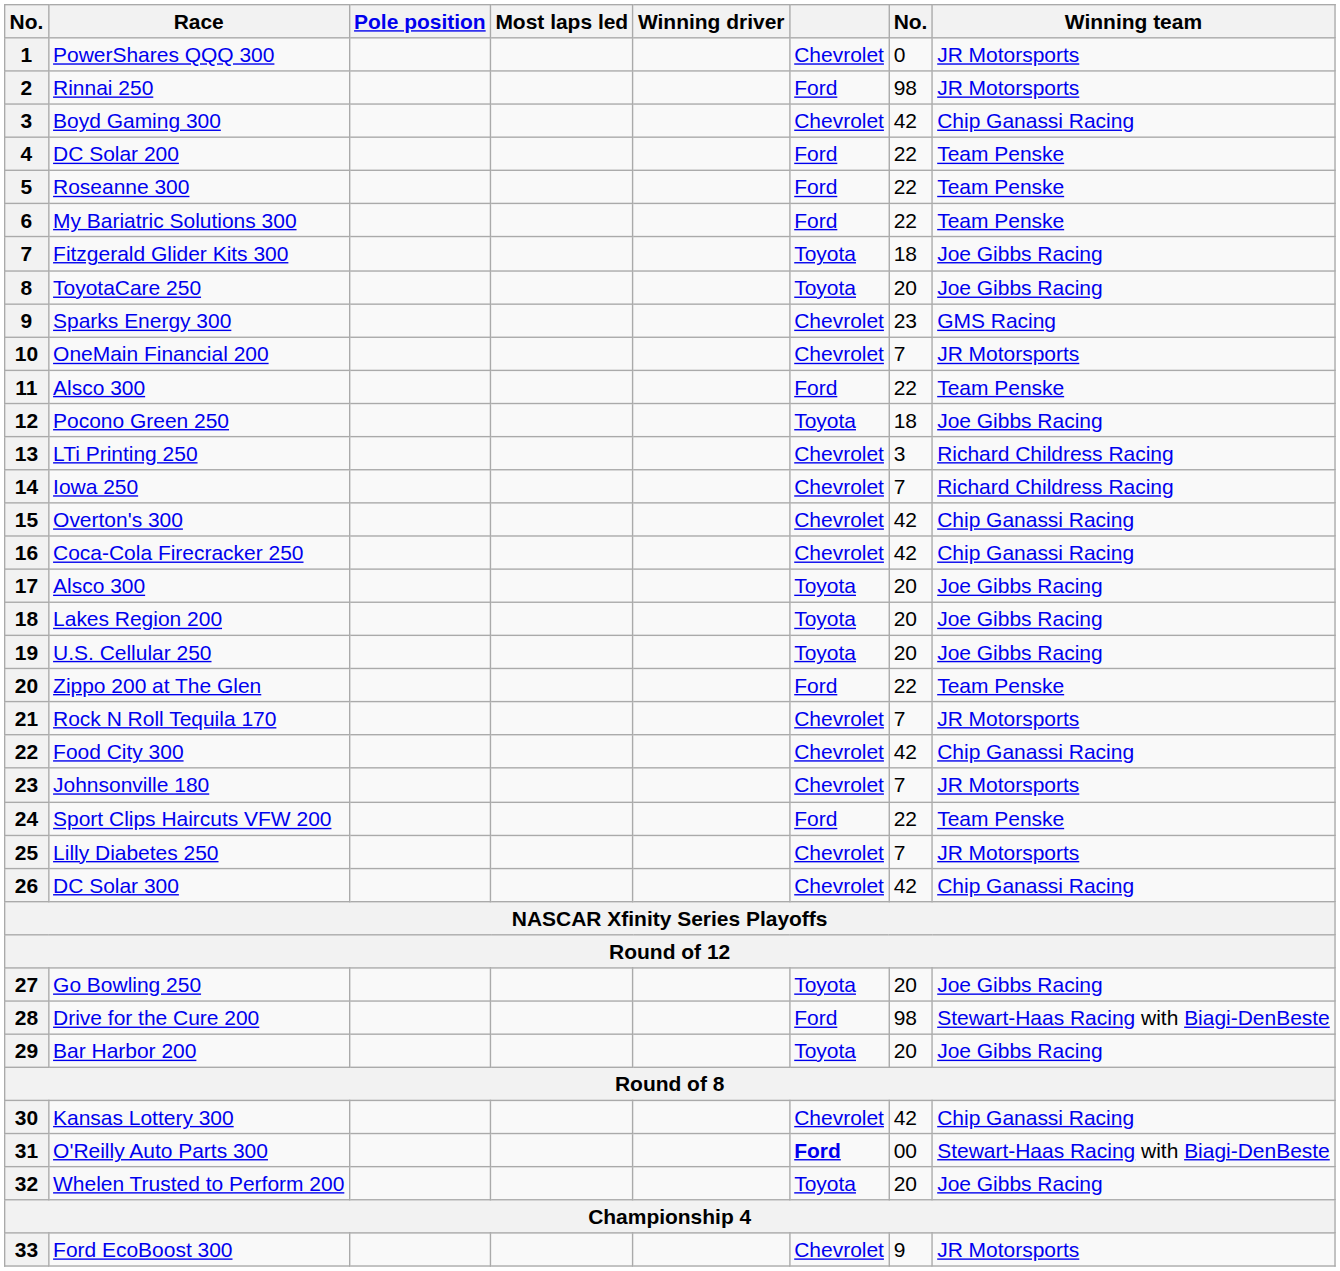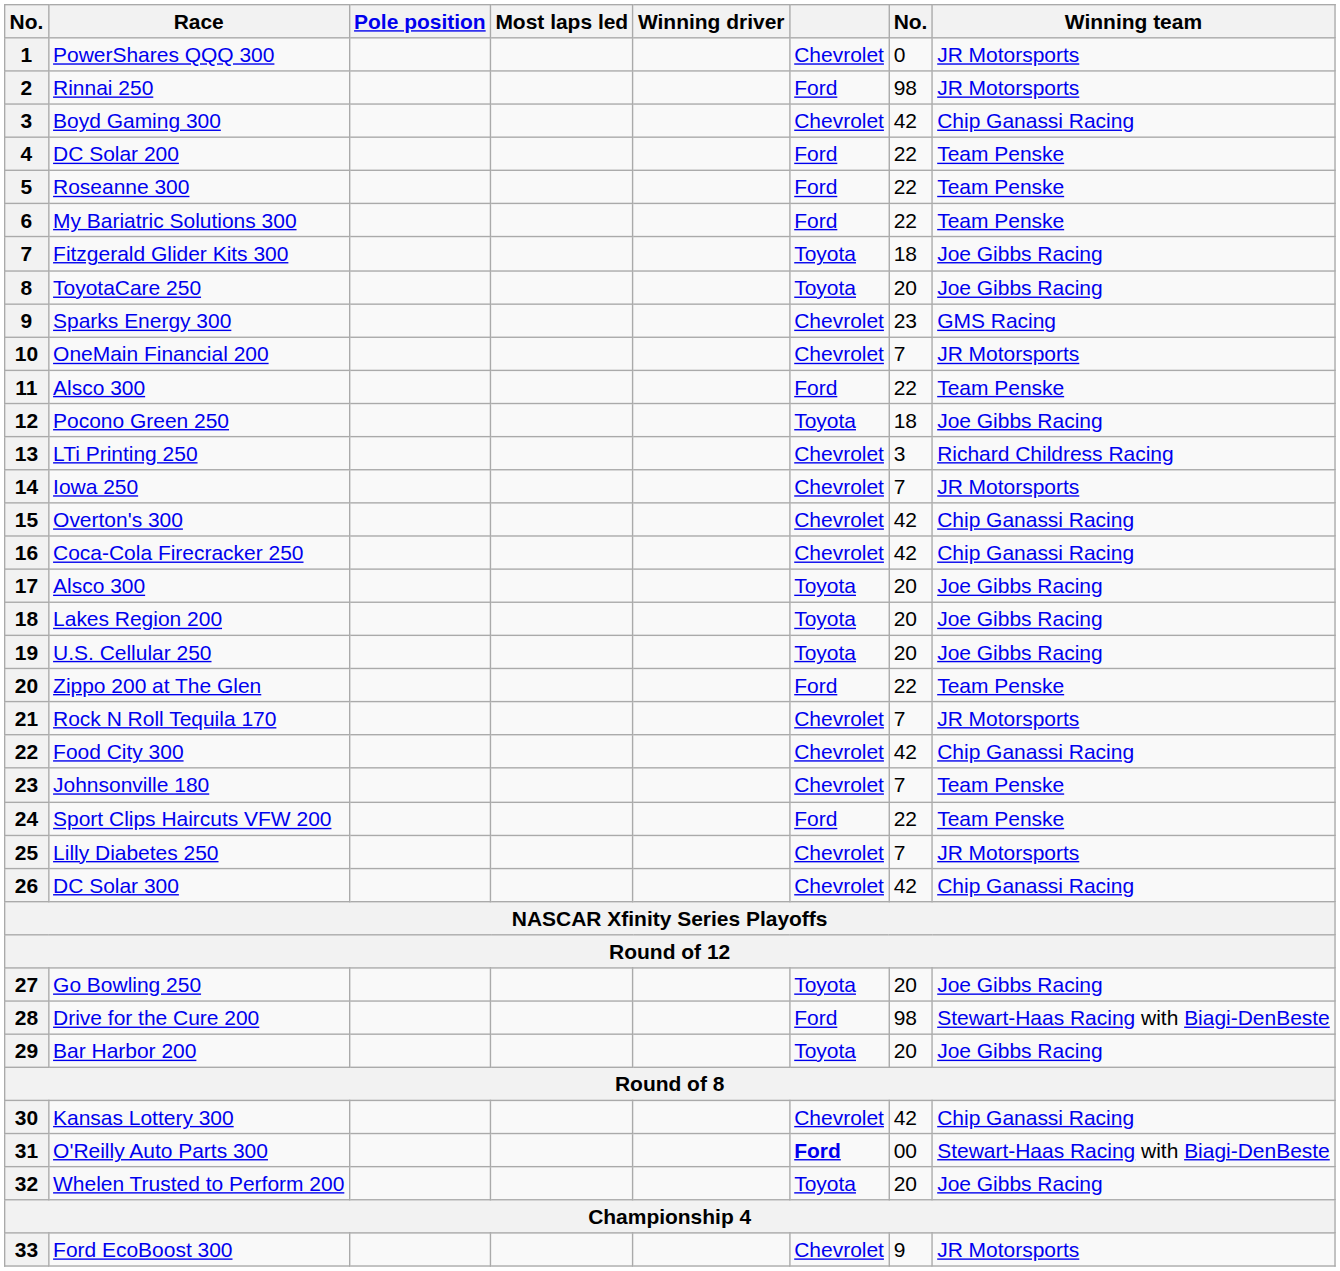(1055, 486) Richard Childress Racing -> (1008, 486) JR Motorsports
(1008, 785) JR Motorsports -> (1001, 785) Team Penske
